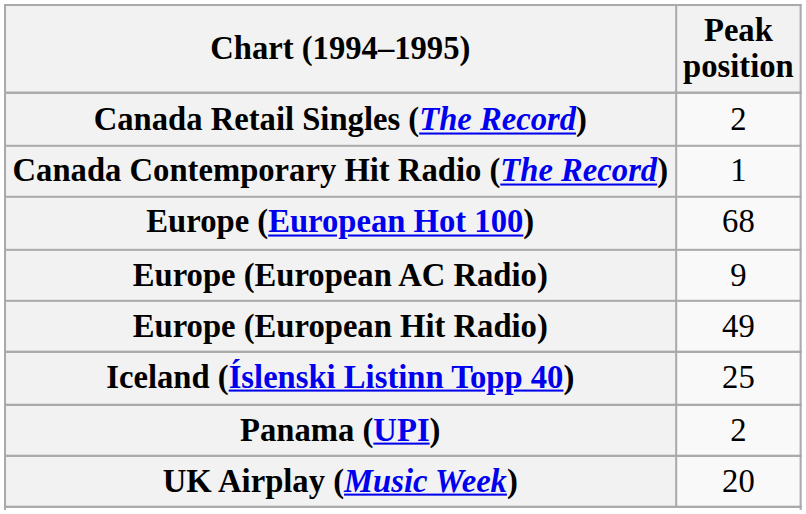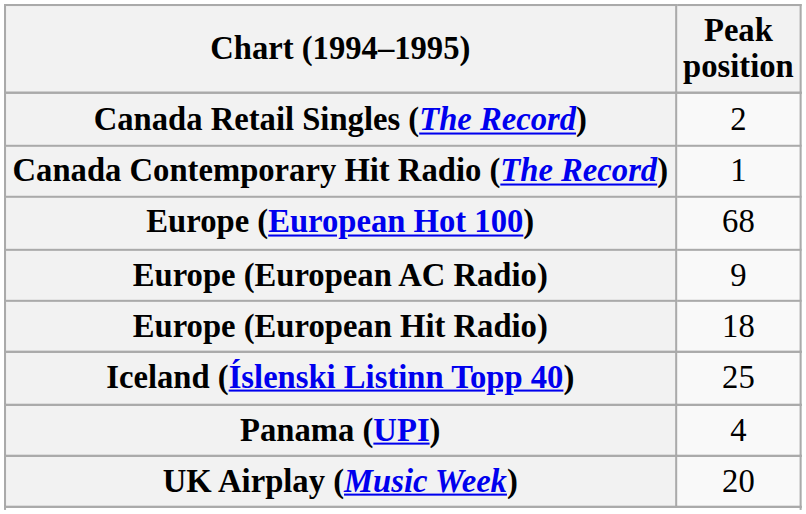(738, 325) 49 -> (738, 325) 18
(738, 429) 2 -> (738, 429) 4
